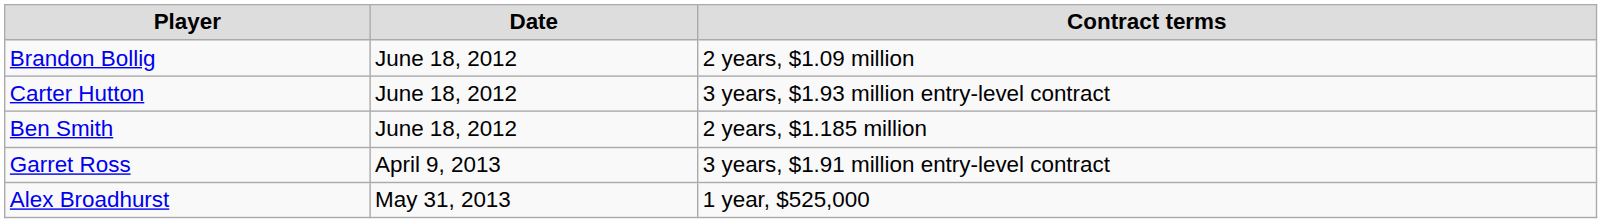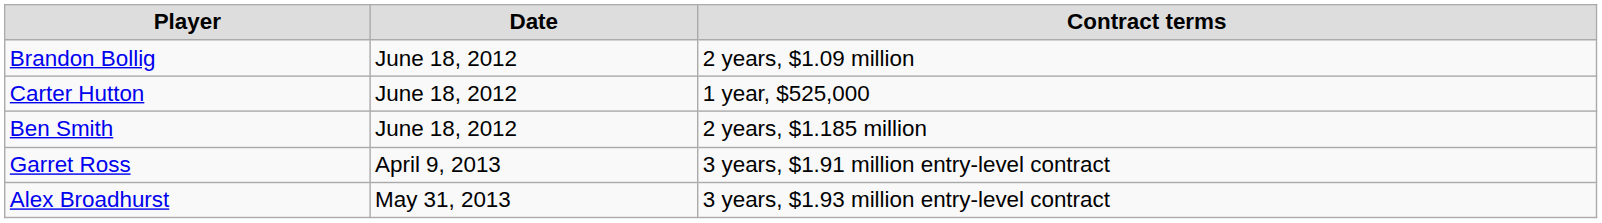(906, 93) 3 years, $1.93 million entry-level contract -> (786, 93) 1 year, $525,000
(786, 199) 1 year, $525,000 -> (906, 199) 3 years, $1.93 million entry-level contract
